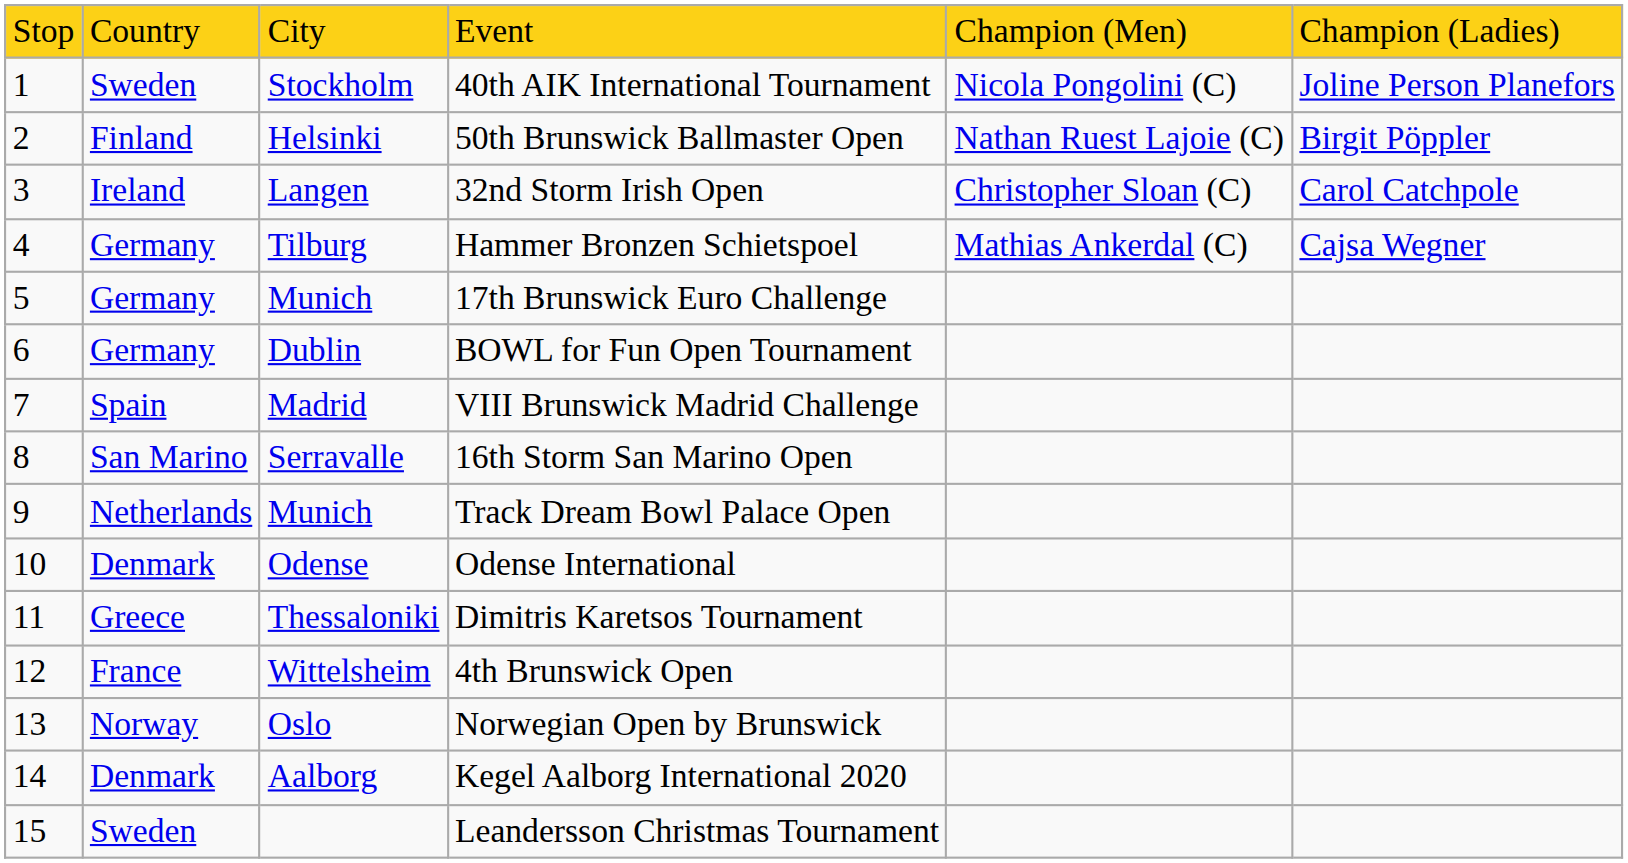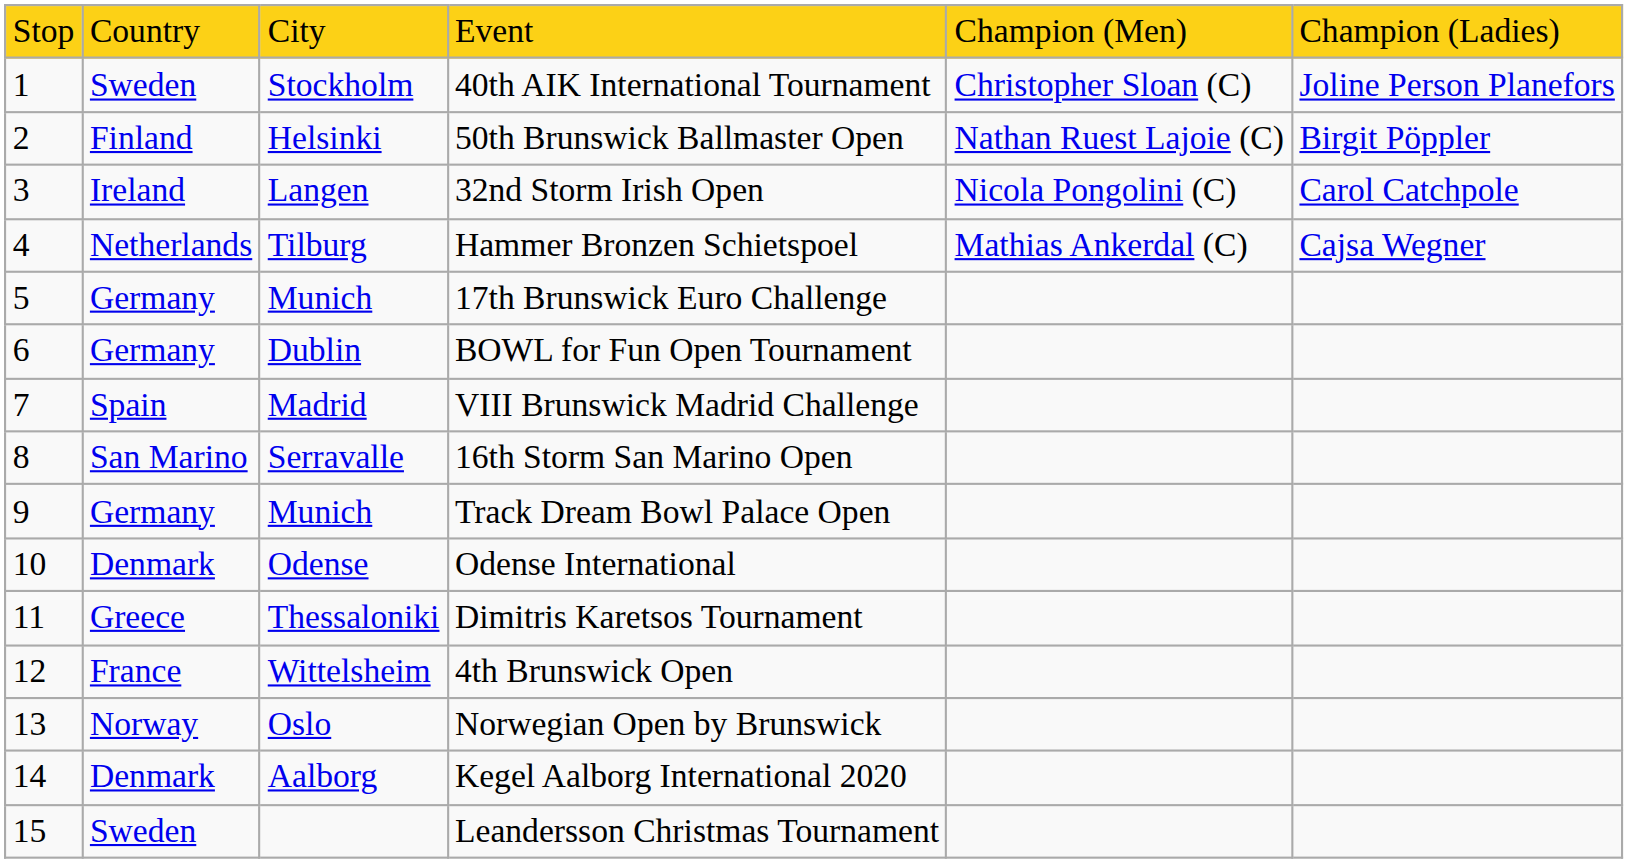(1096, 84) Nicola Pongolini (C) -> (1103, 84) Christopher Sloan (C)
(1103, 191) Christopher Sloan (C) -> (1096, 191) Nicola Pongolini (C)
(152, 244) Germany -> (171, 244) Netherlands
(171, 510) Netherlands -> (152, 510) Germany
